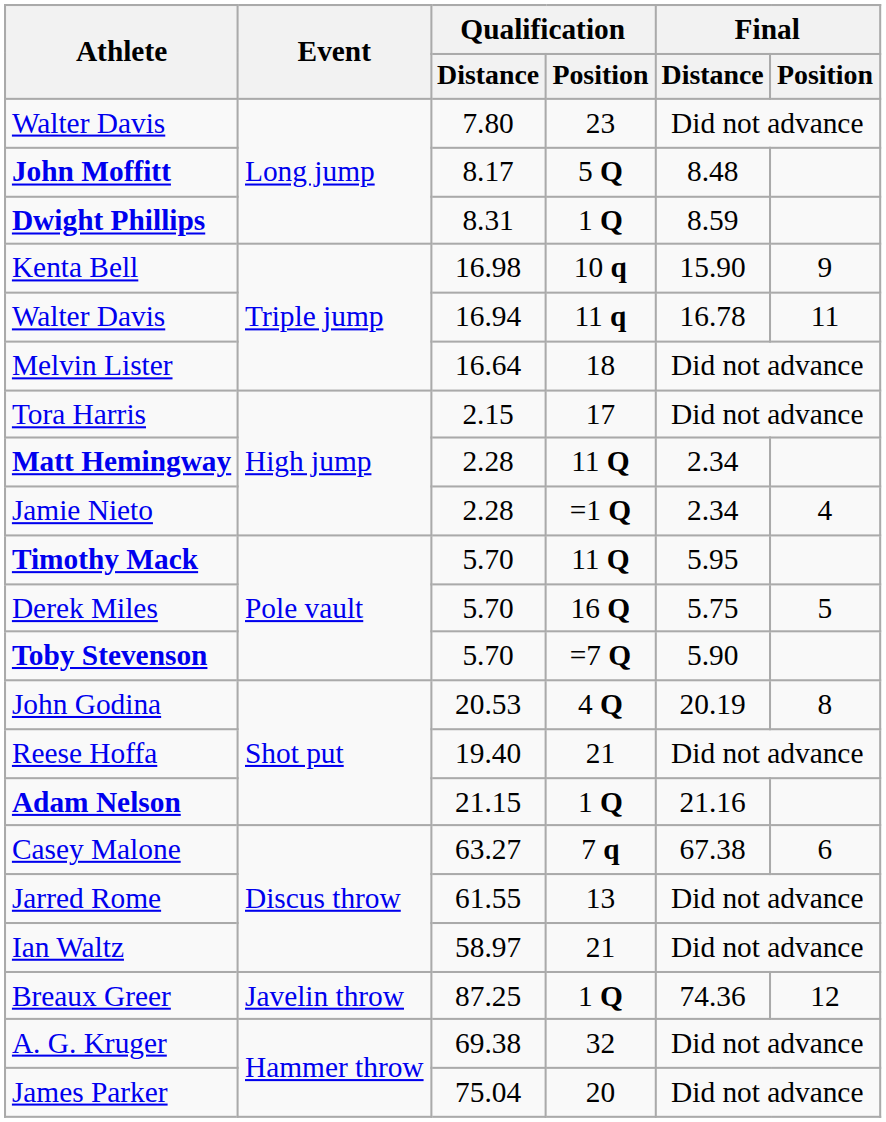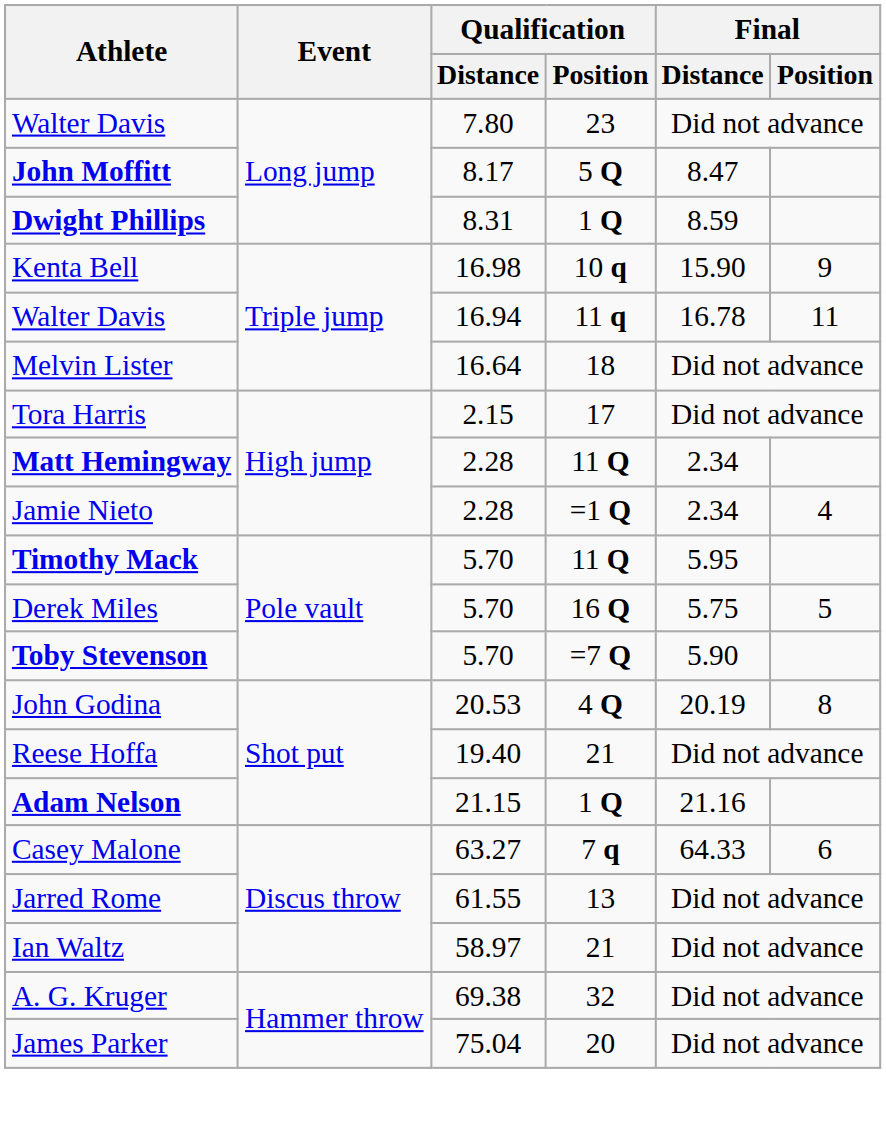(713, 171) 8.48 -> (713, 171) 8.47
(713, 850) 67.38 -> (713, 850) 64.33
- row: (91, 995)
